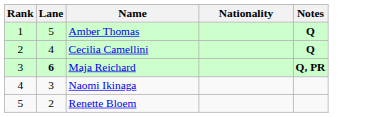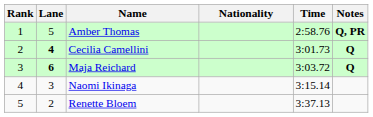+ column: (313, 13)
(310, 31) Q -> (350, 31) Q, PR
(51, 49) normal -> (51, 49) bold
(310, 67) Q, PR -> (350, 67) Q
